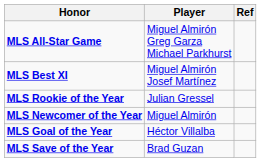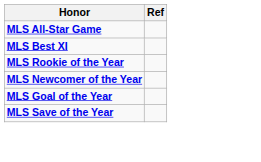- column: (189, 12)
